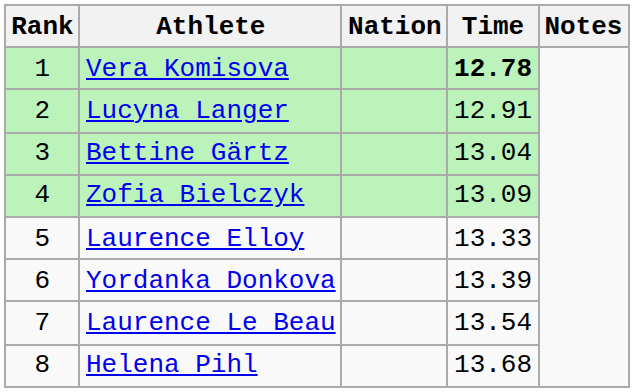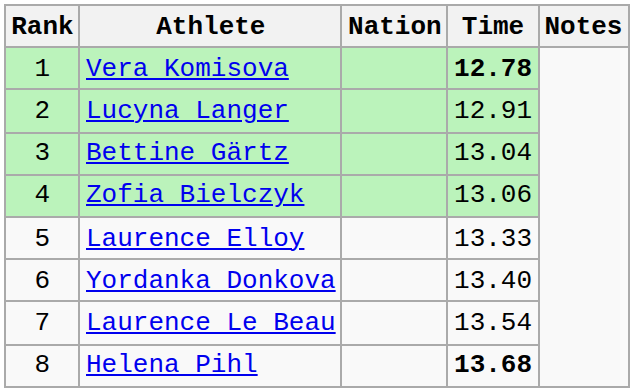(493, 196) 13.09 -> (493, 196) 13.06
(493, 280) 13.39 -> (493, 280) 13.40
(493, 365) normal -> (493, 365) bold
